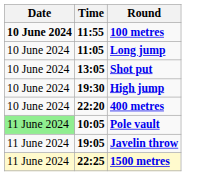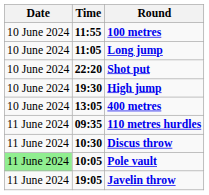(40, 32) bold -> (38, 32) normal
(91, 69) 13:05 -> (88, 69) 22:20
(91, 106) 22:20 -> (88, 106) 13:05
+ row: (154, 124)
+ row: (140, 143)
- row: (140, 161)
